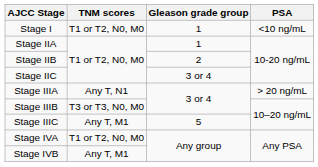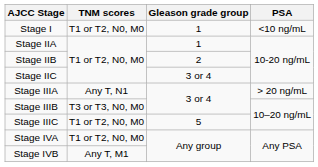(107, 122) Any T, M1 -> (107, 122) T1 or T2, N0, M0
